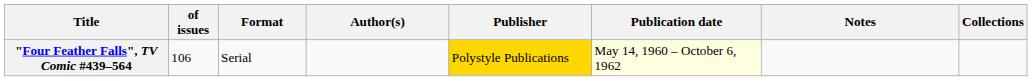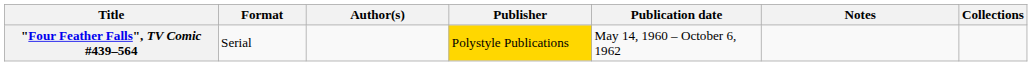- column: (193, 22)
(665, 57) lightyellow background -> (665, 43) no background
